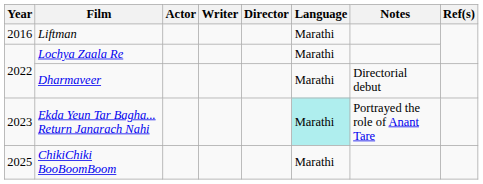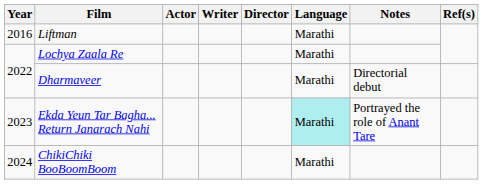(20, 162) 2025 -> (20, 162) 2024
